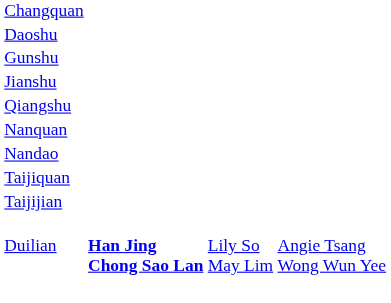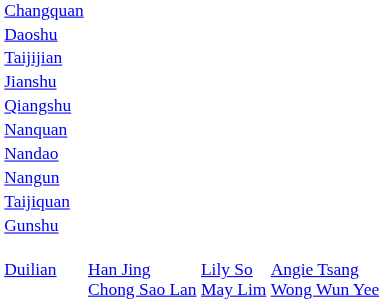rows swapped: (31, 57) <-> (33, 201)
+ row: (32, 177)
(146, 255) bold -> (142, 279) normal
